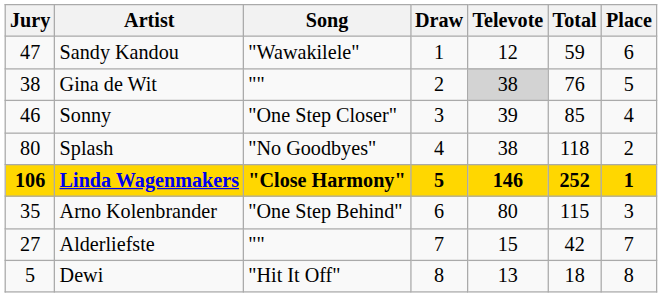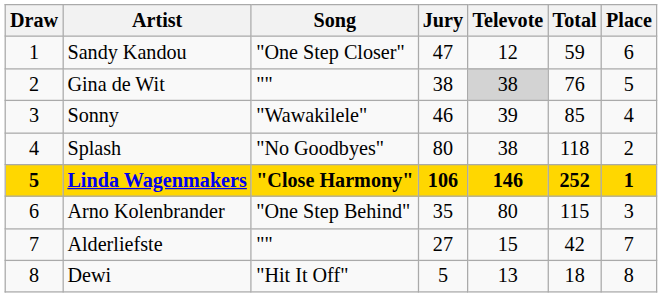columns swapped: (439, 20) <-> (30, 20)
(304, 52) "Wawakilele" -> (330, 52) "One Step Closer"
(323, 116) "One Step Closer" -> (312, 116) "Wawakilele"
